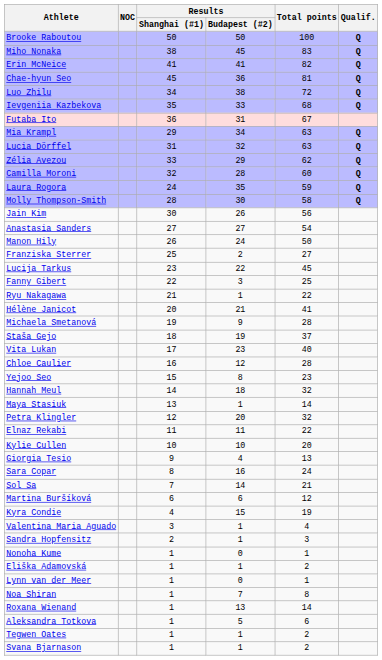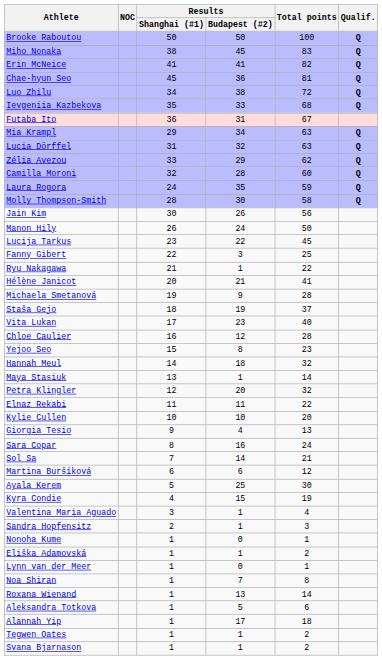- row: (49, 228)
- row: (49, 255)
+ row: (34, 486)
+ row: (34, 621)
